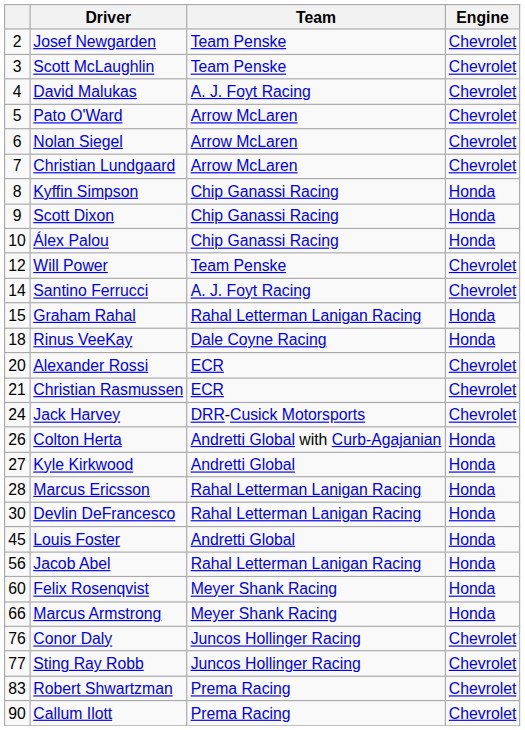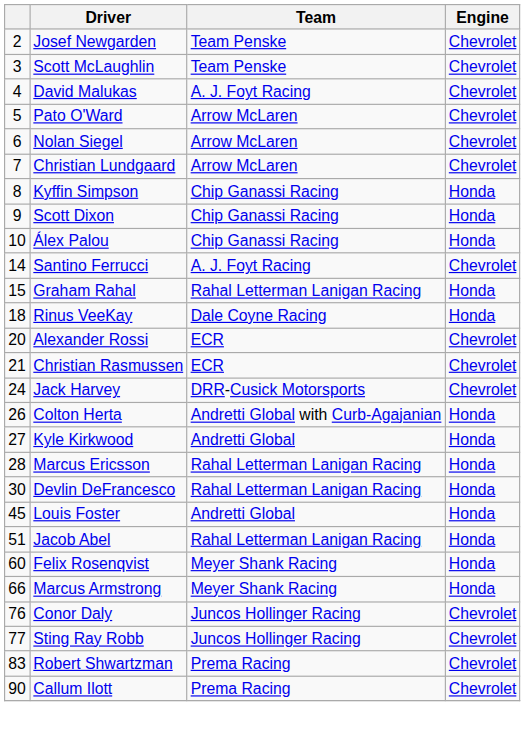- row: (71, 265)
(17, 564) 56 -> (17, 539) 51
